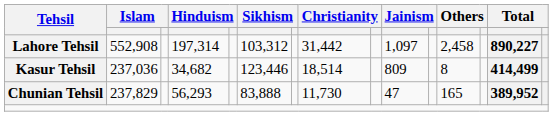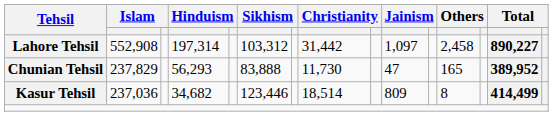rows swapped: (56, 92) <-> (56, 69)
